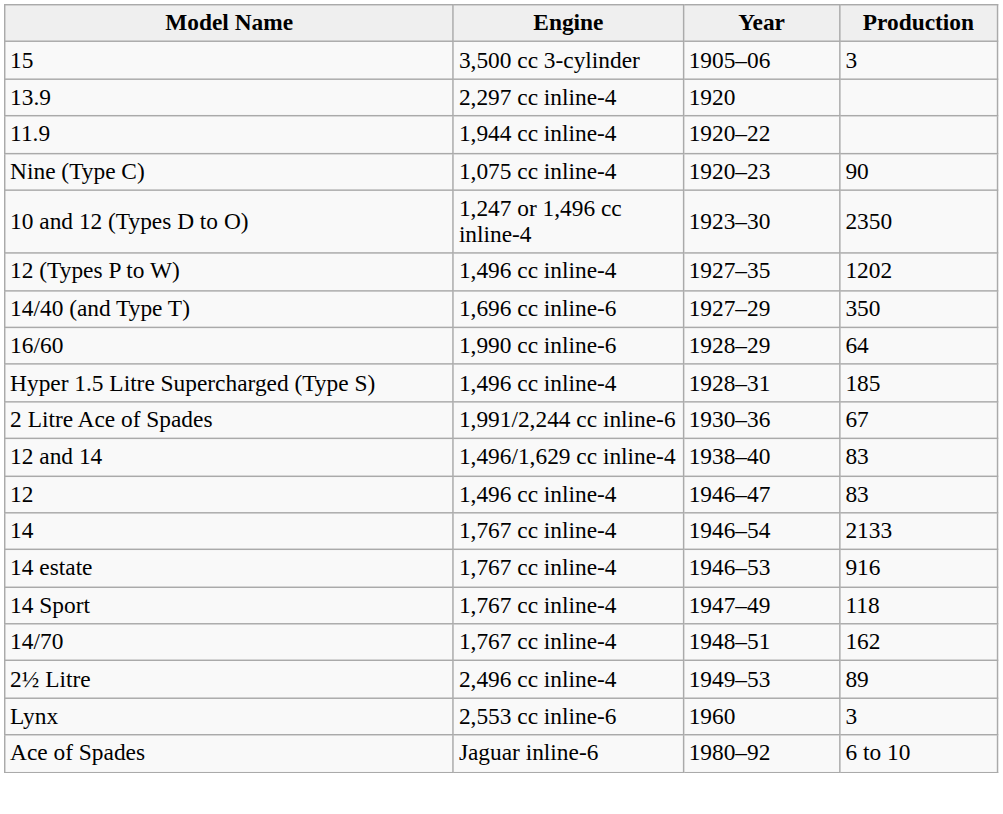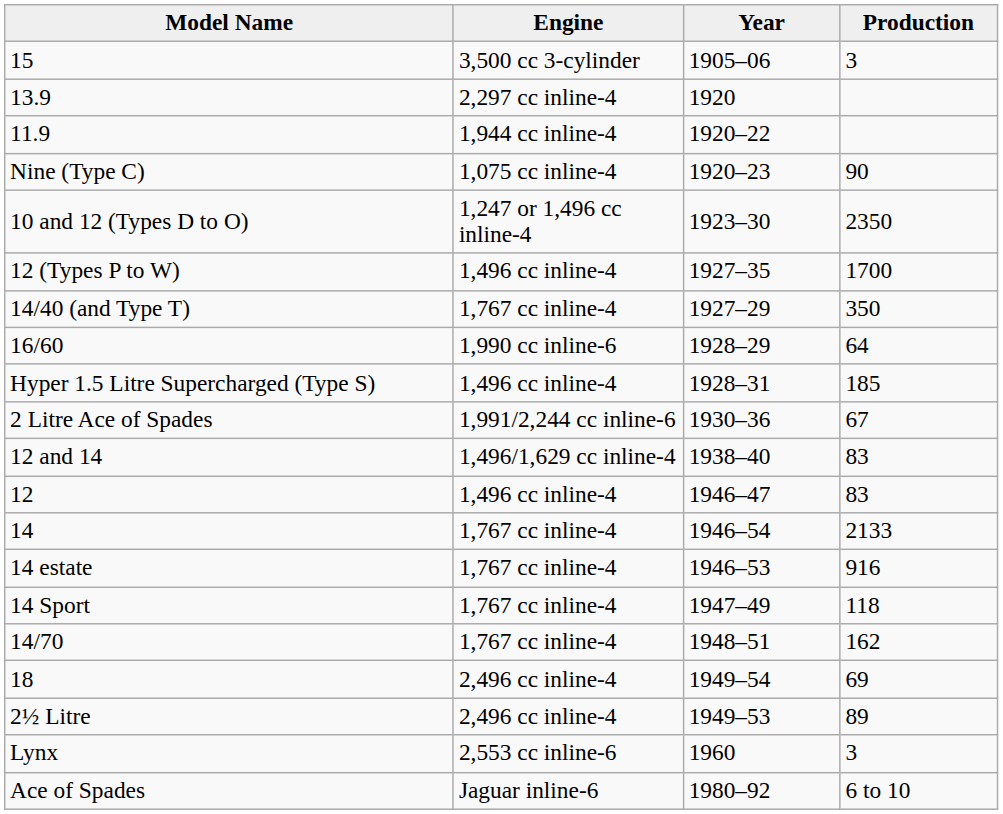(869, 271) 1202 -> (869, 271) 1700
(538, 308) 1,696 cc inline-6 -> (538, 308) 1,767 cc inline-4
+ row: (22, 679)
